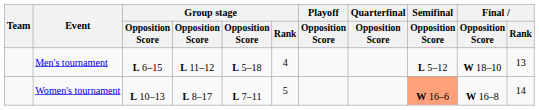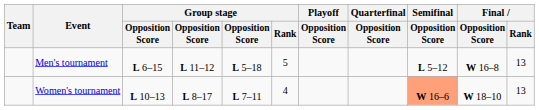(285, 62) 4 -> (285, 62) 5
(482, 68) W 18–10 -> (482, 68) W 16–8
(285, 91) 5 -> (285, 91) 4
(482, 97) W 16–8 -> (482, 97) W 18–10
(521, 91) 14 -> (521, 91) 13
